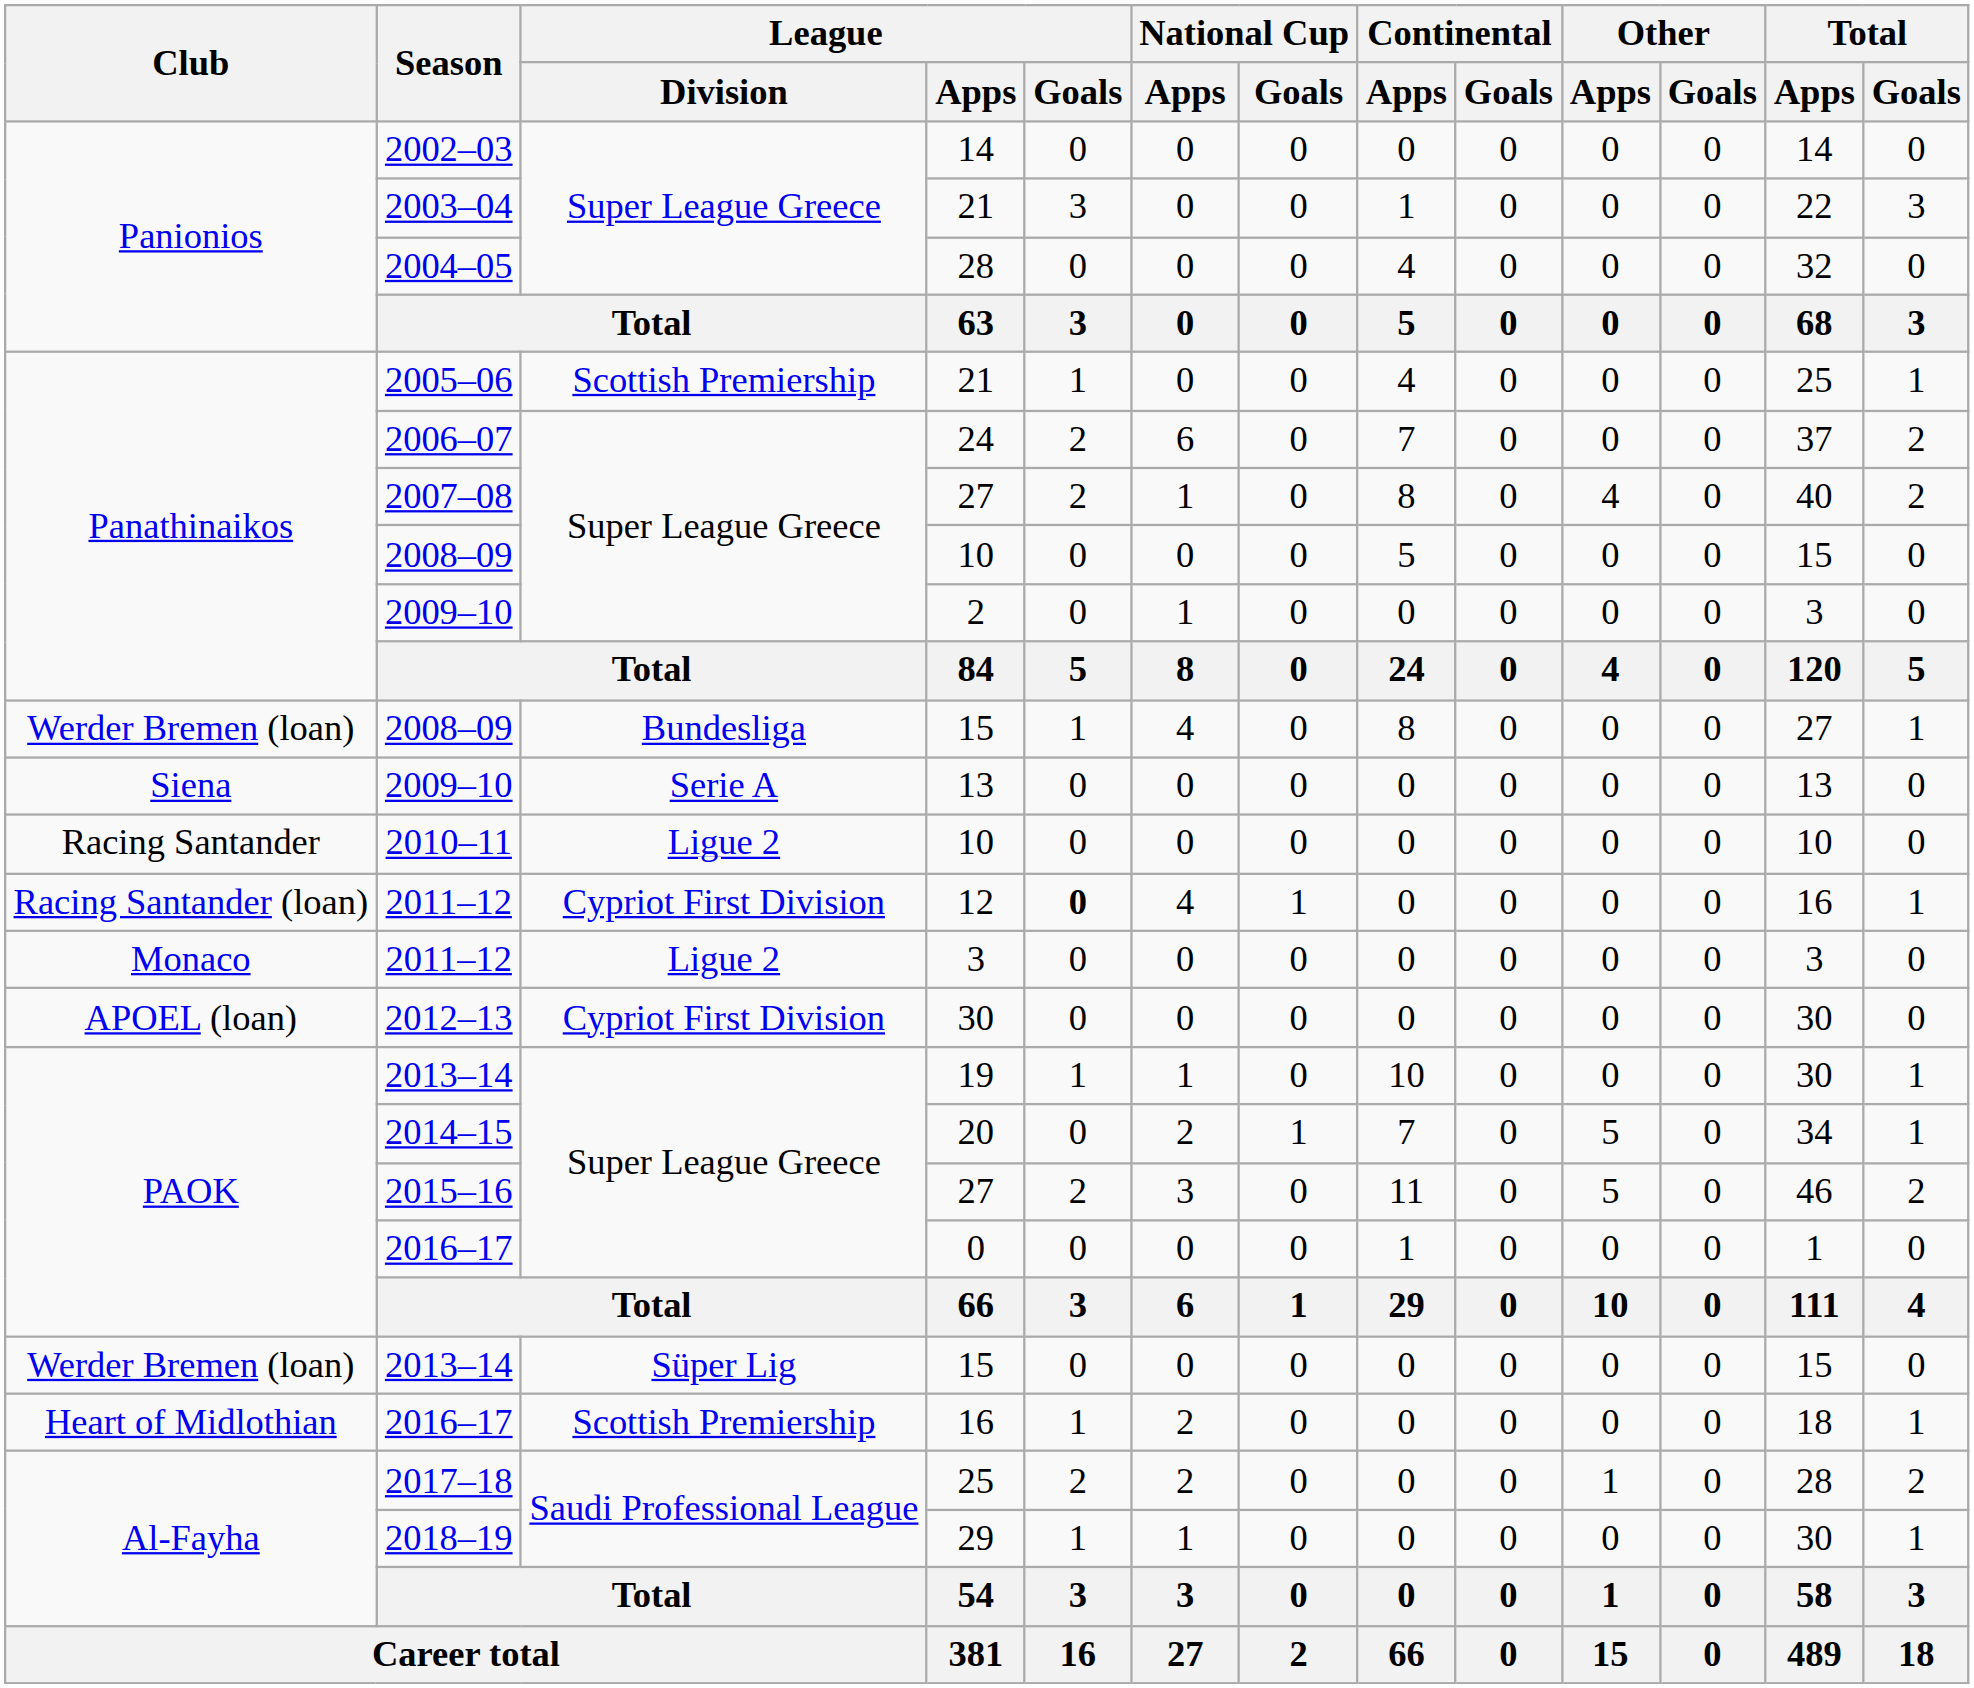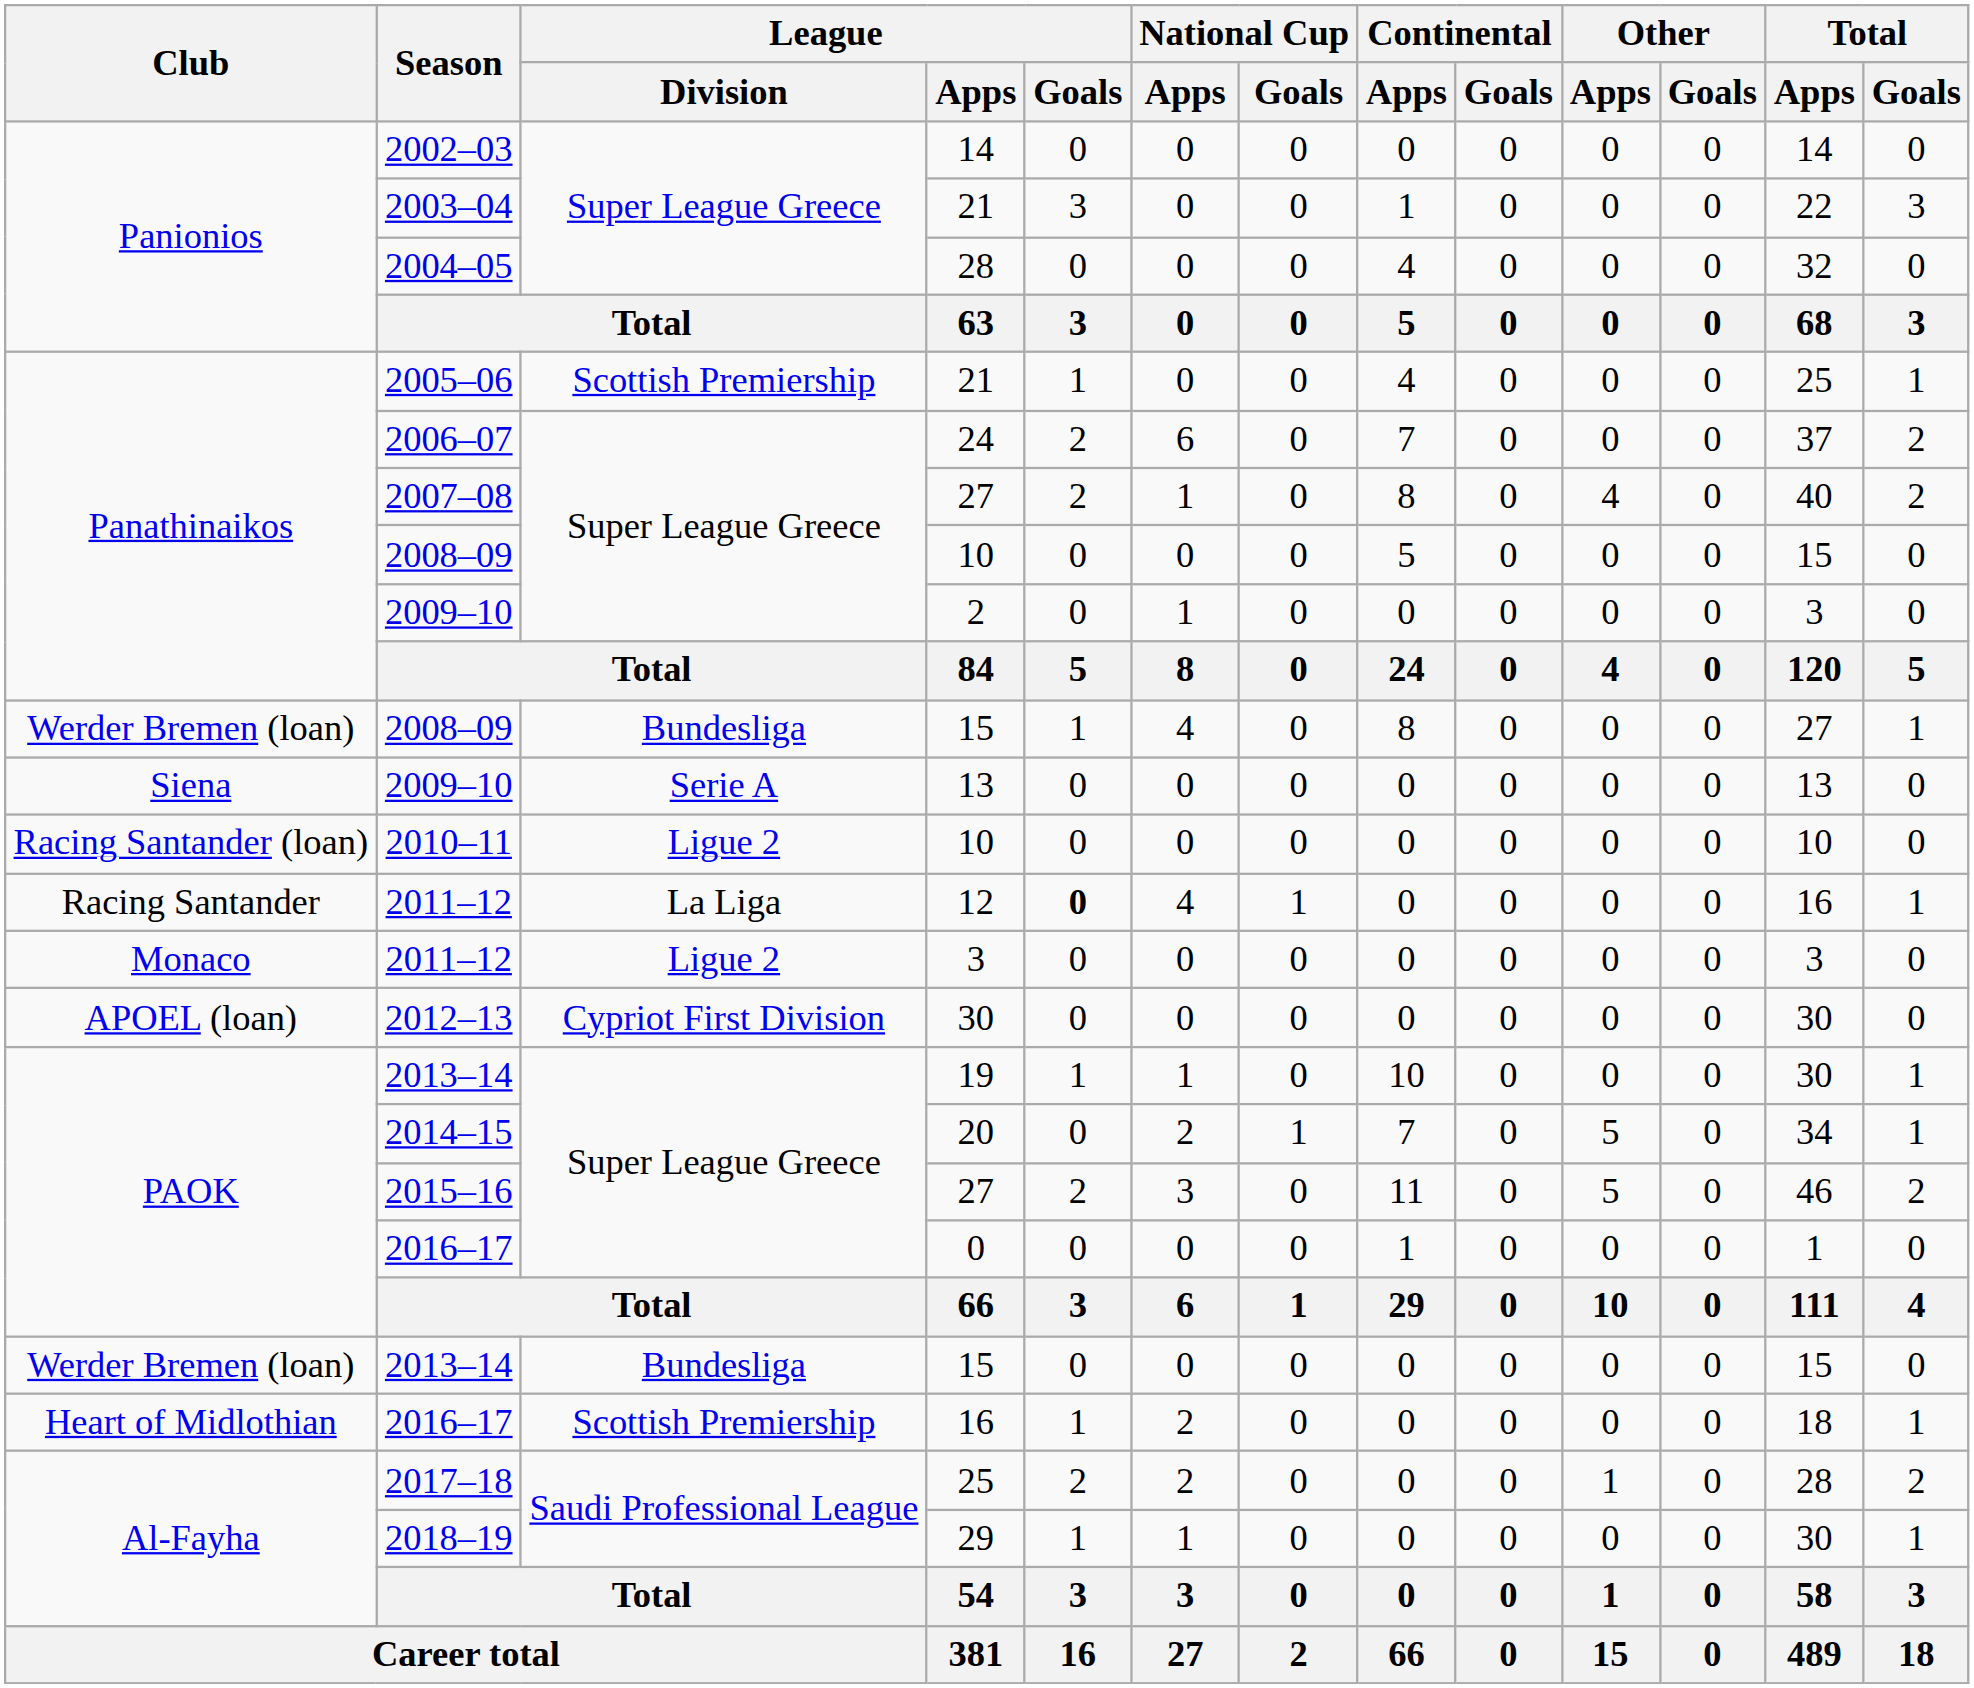(191, 843) Racing Santander -> (191, 843) Racing Santander (loan)
(191, 901) Racing Santander (loan) -> (191, 901) Racing Santander
(724, 901) Cypriot First Division -> (724, 901) La Liga
(724, 1364) Süper Lig -> (724, 1364) Bundesliga
